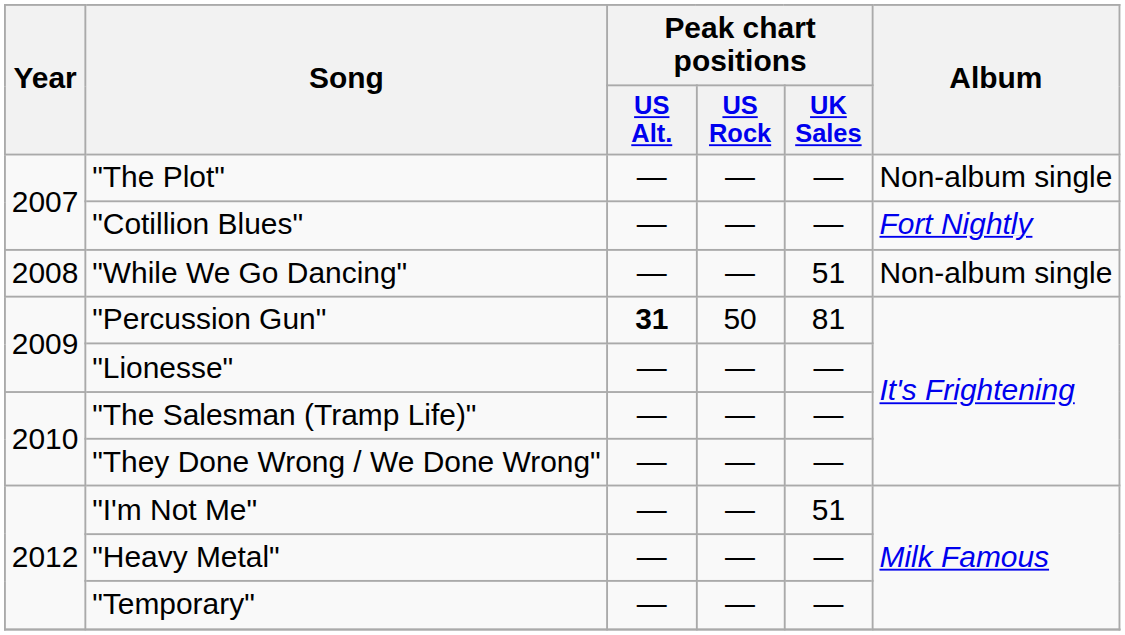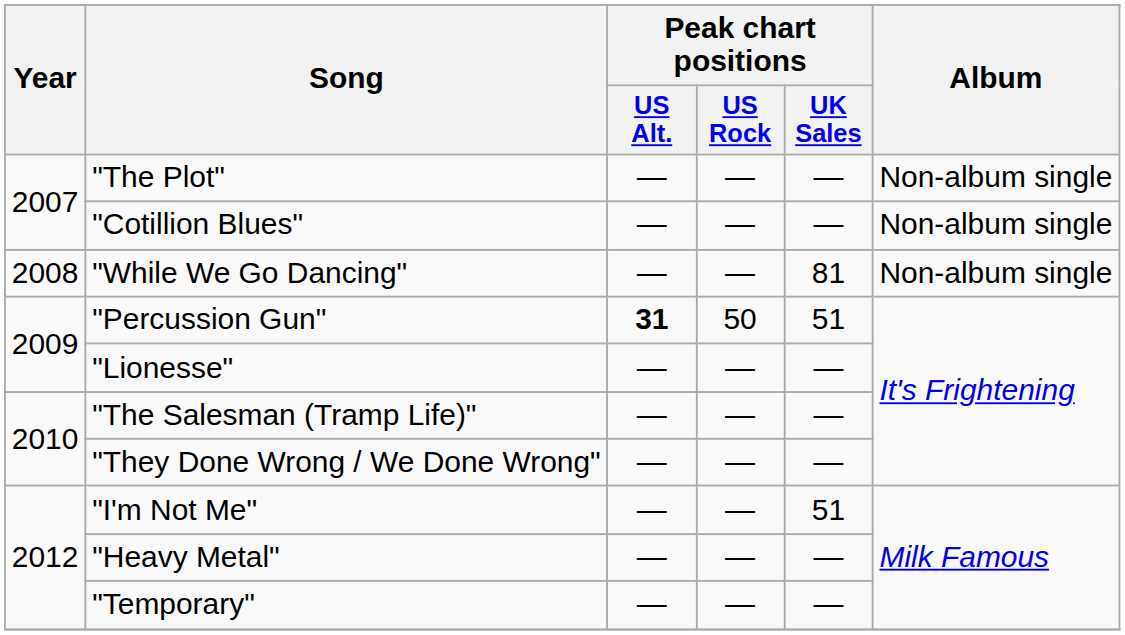(956, 224) Fort Nightly -> (996, 224) Non-album single
(828, 272) 51 -> (828, 272) 81
(828, 319) 81 -> (828, 319) 51
